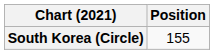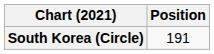(178, 37) 155 -> (178, 37) 191
